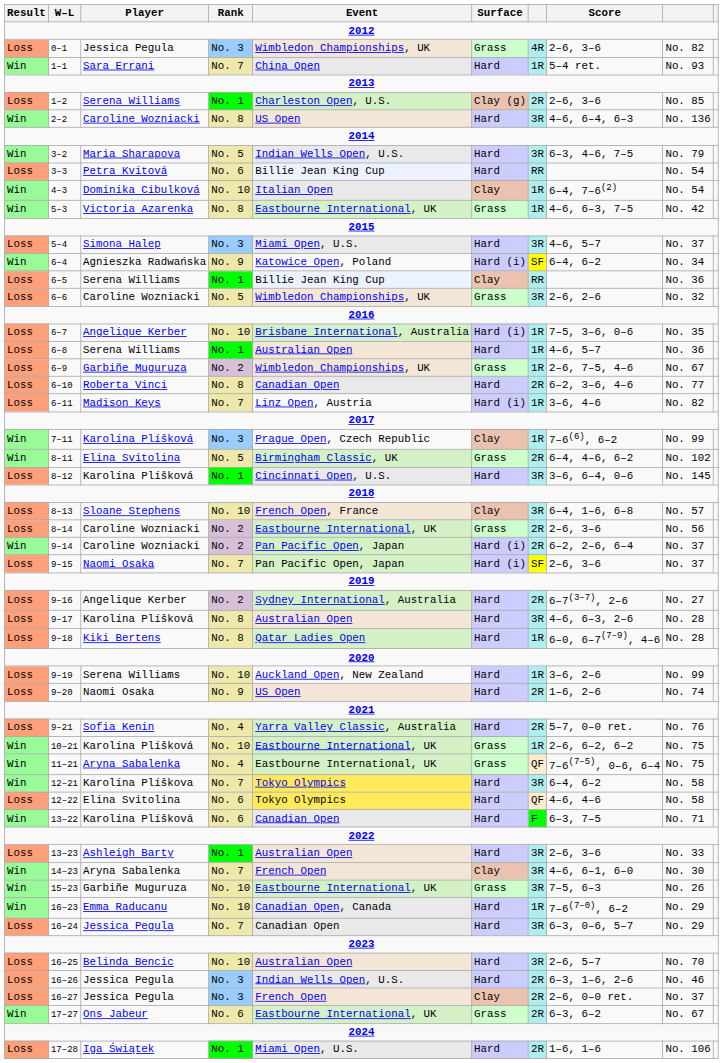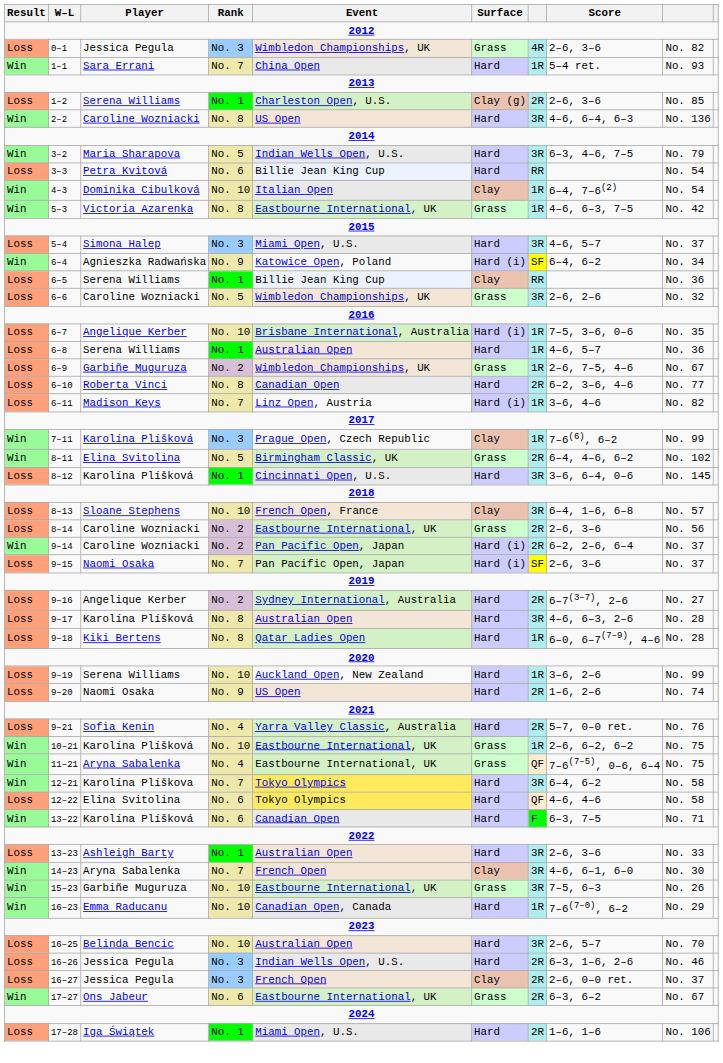- row: (64, 927)
